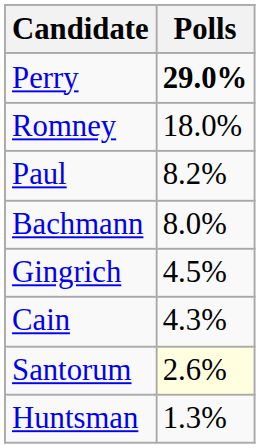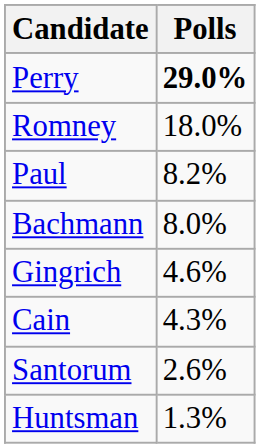(195, 272) 4.5% -> (195, 272) 4.6%
(195, 369) lightyellow background -> (195, 369) no background
